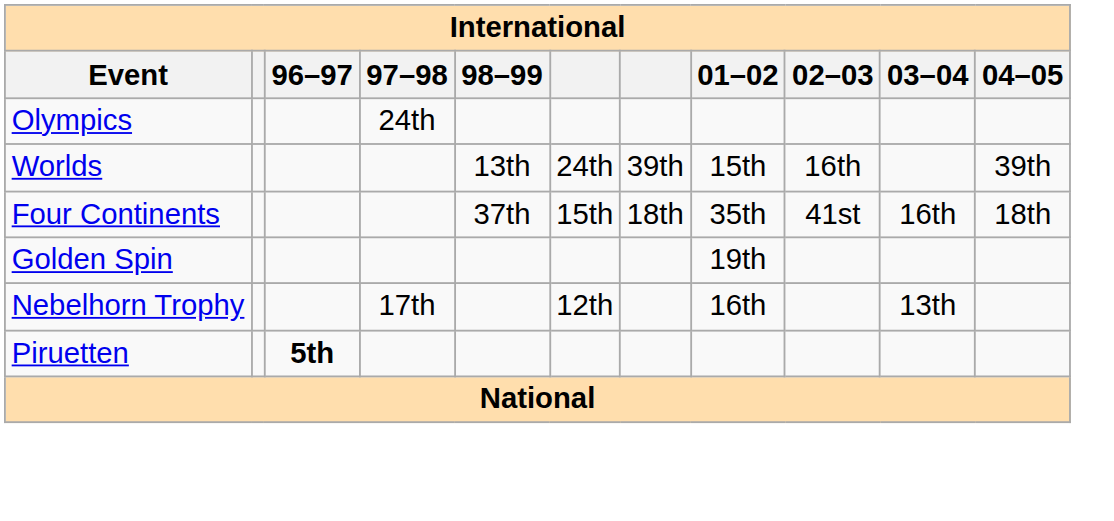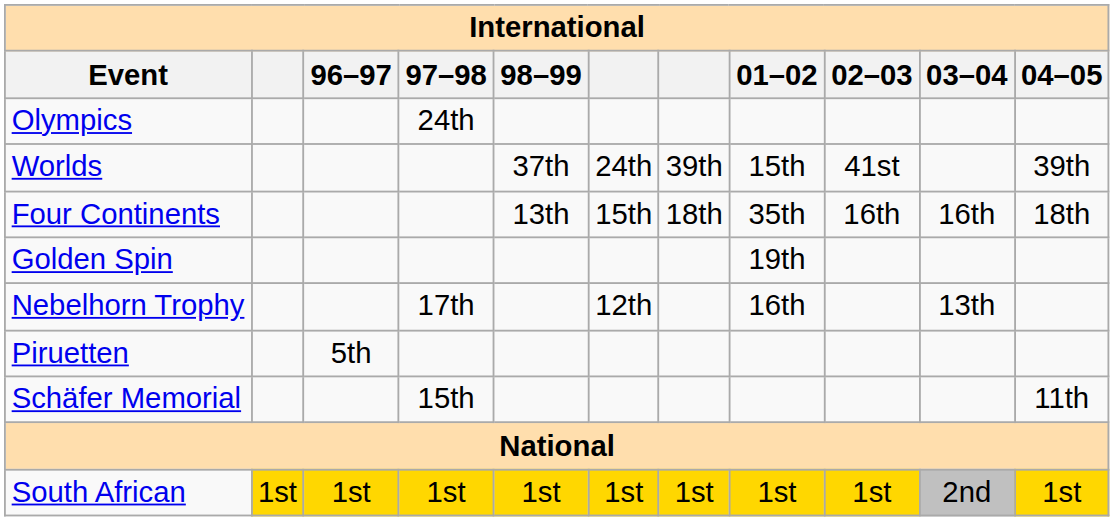(502, 167) 13th -> (541, 167) 37th
(833, 167) 16th -> (872, 167) 41st
(502, 213) 37th -> (541, 213) 13th
(833, 213) 41st -> (872, 213) 16th
(312, 352) bold -> (351, 352) normal
+ row: (126, 399)
+ row: (99, 492)
